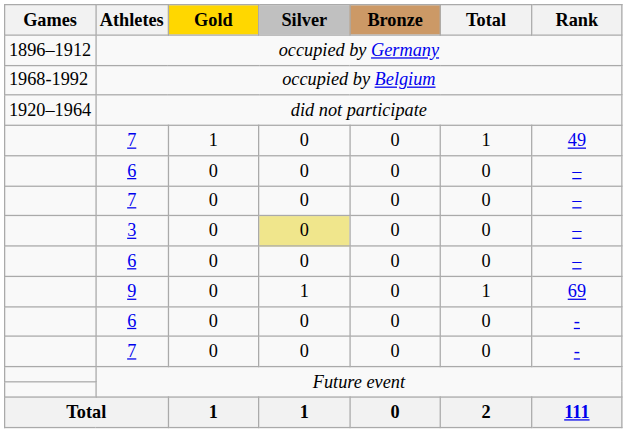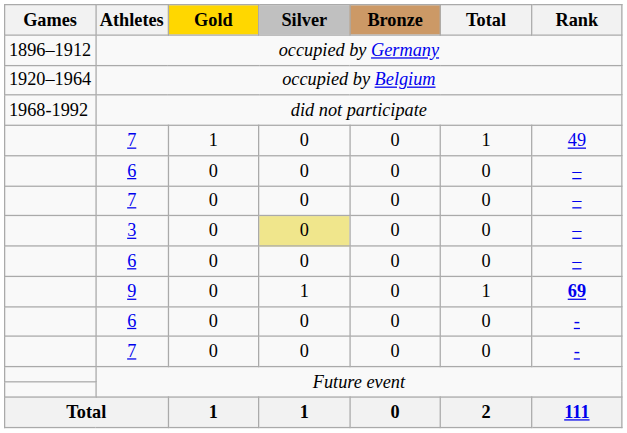(49, 80) 1968-1992 -> (50, 80) 1920–1964
(50, 110) 1920–1964 -> (49, 110) 1968-1992
(577, 291) normal -> (577, 291) bold
